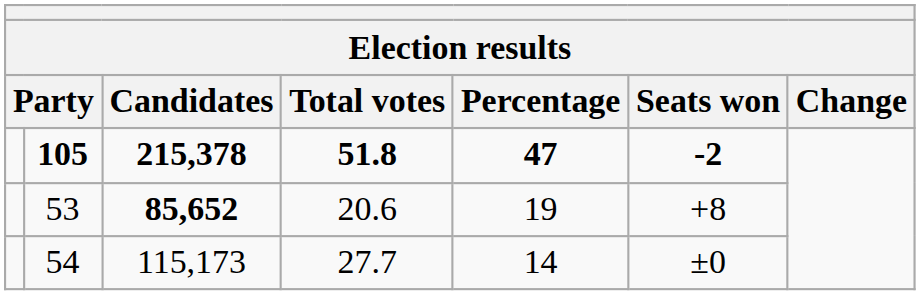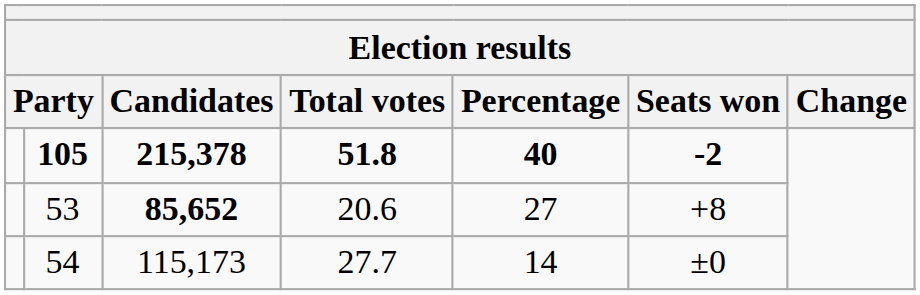(541, 154) 47 -> (541, 154) 40
(541, 208) 19 -> (541, 208) 27
